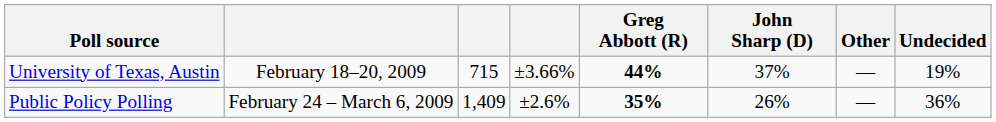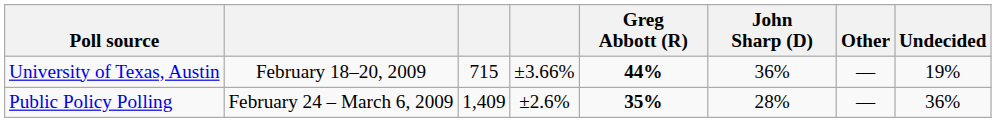(772, 71) 37% -> (772, 71) 36%
(772, 102) 26% -> (772, 102) 28%
